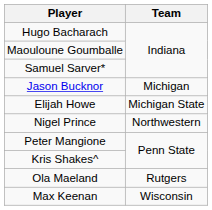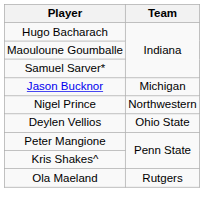- row: (65, 104)
+ row: (65, 123)
- row: (65, 196)
